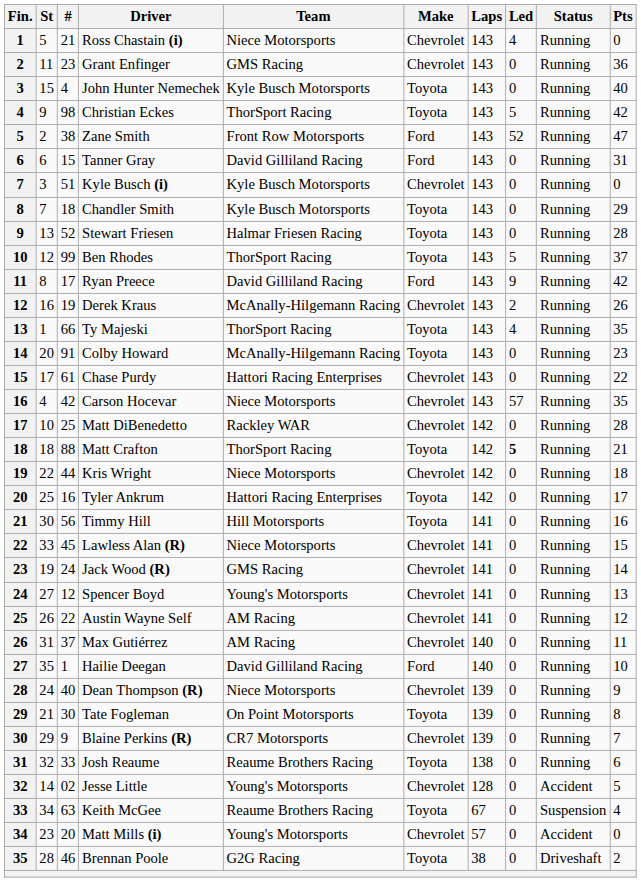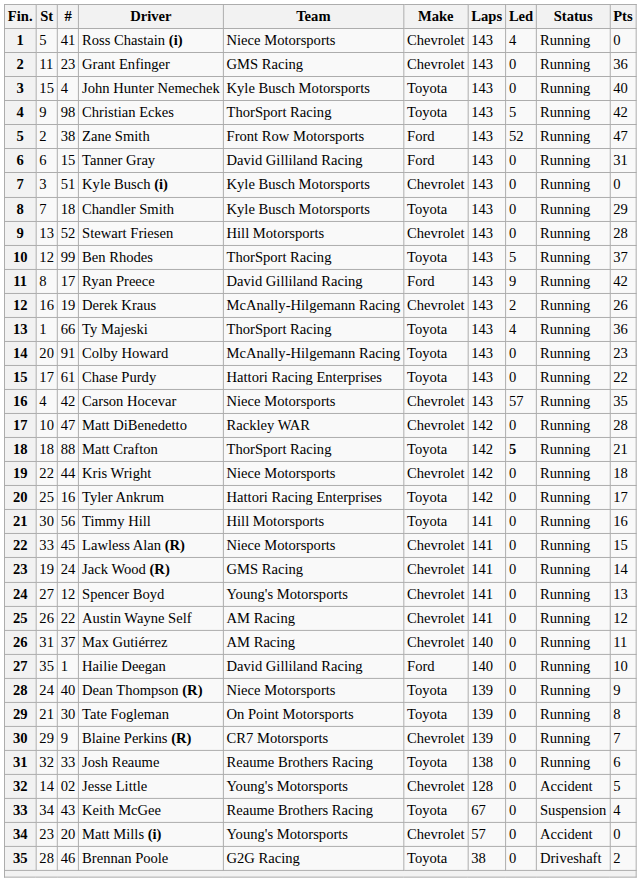(68, 40) 21 -> (68, 40) 41
(294, 233) Halmar Friesen Racing -> (275, 233) Hill Motorsports
(427, 233) Toyota -> (436, 233) Chevrolet
(620, 329) 35 -> (620, 329) 36
(436, 377) Chevrolet -> (427, 377) Toyota
(68, 425) 25 -> (68, 425) 47
(436, 690) Chevrolet -> (427, 690) Toyota
(68, 810) 63 -> (68, 810) 43
